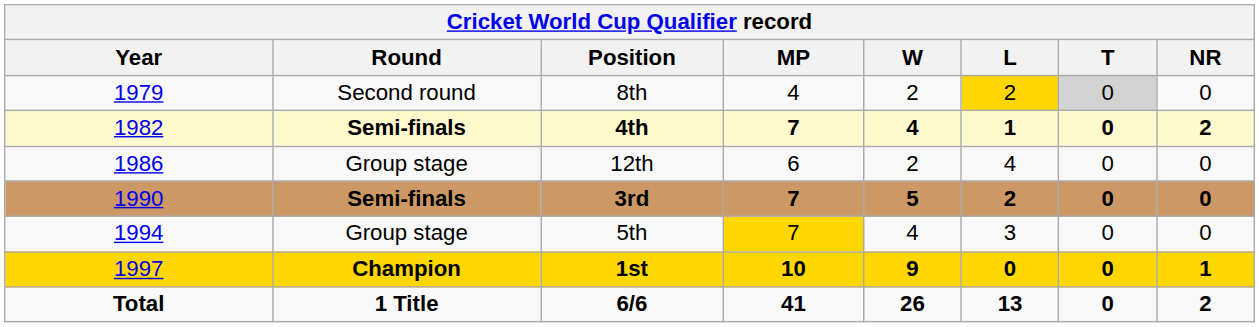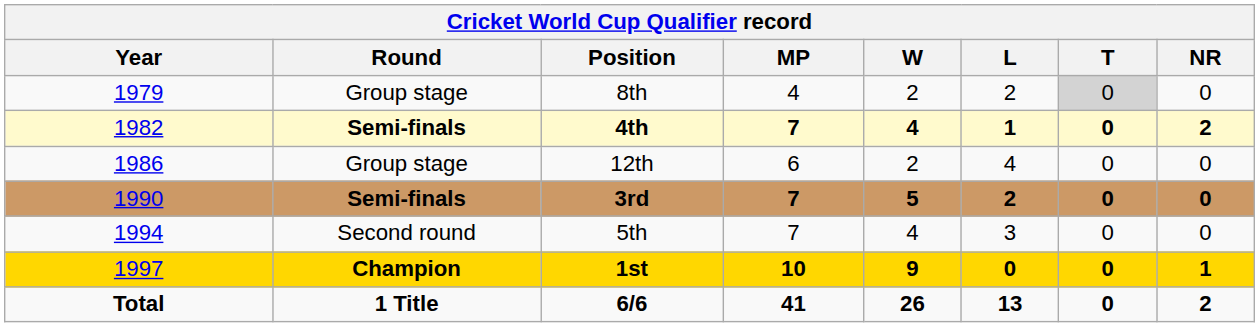(407, 92) Second round -> (407, 92) Group stage
(1010, 92) gold background -> (1010, 92) no background
(407, 233) Group stage -> (407, 233) Second round
(793, 233) gold background -> (793, 233) no background
